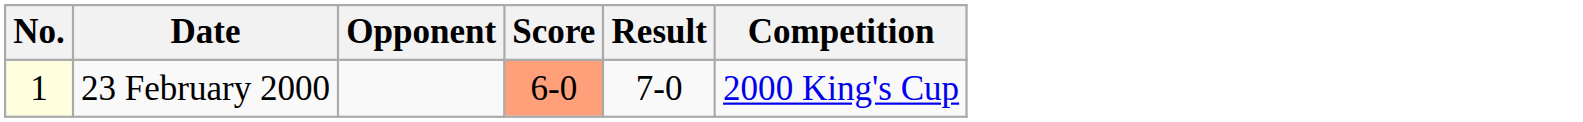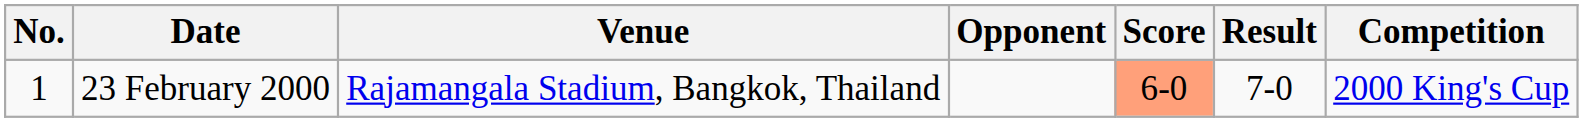+ column: (643, 32)
(39, 87) lightyellow background -> (39, 87) no background
